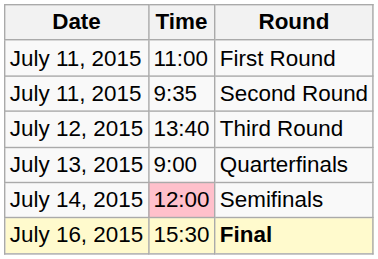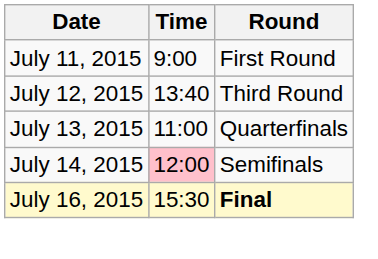(181, 57) 11:00 -> (175, 57) 9:00
- row: (294, 93)
(175, 164) 9:00 -> (181, 128) 11:00
